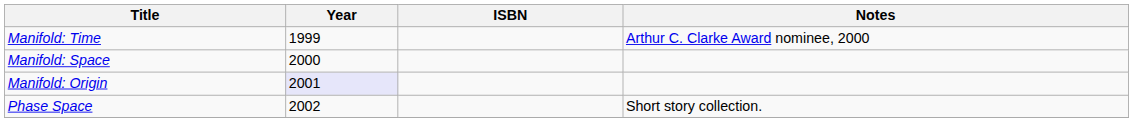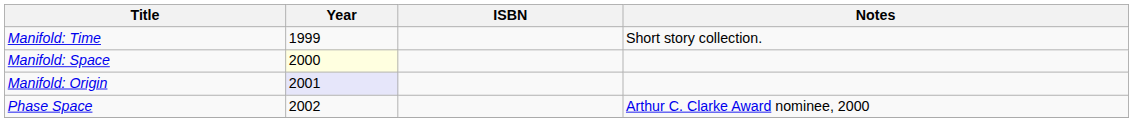(748, 38) Arthur C. Clarke Award nominee, 2000 -> (694, 38) Short story collection.
(305, 60) no background -> (305, 60) lightyellow background
(694, 106) Short story collection. -> (748, 106) Arthur C. Clarke Award nominee, 2000
